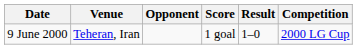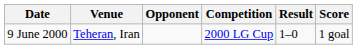columns swapped: (220, 14) <-> (315, 14)
